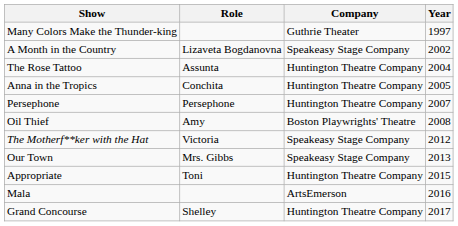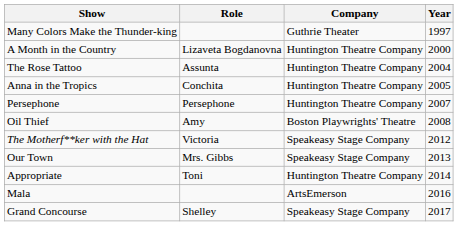(348, 49) Speakeasy Stage Company -> (355, 49) Huntington Theatre Company
(439, 49) 2002 -> (439, 49) 2000
(439, 175) 2015 -> (439, 175) 2014
(355, 211) Huntington Theatre Company -> (348, 211) Speakeasy Stage Company
